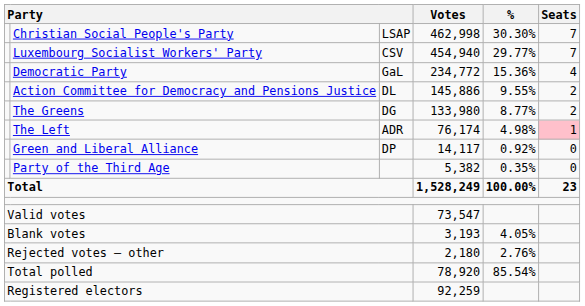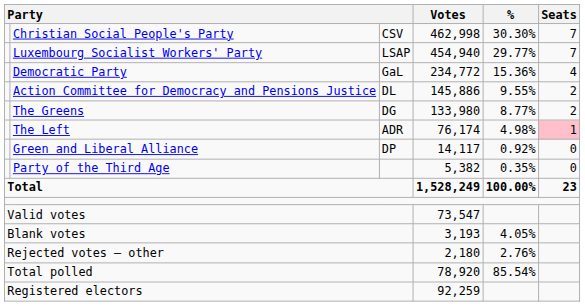(396, 33) LSAP -> (392, 33) CSV
(392, 53) CSV -> (396, 53) LSAP
